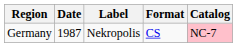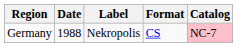(69, 33) 1987 -> (69, 33) 1988
